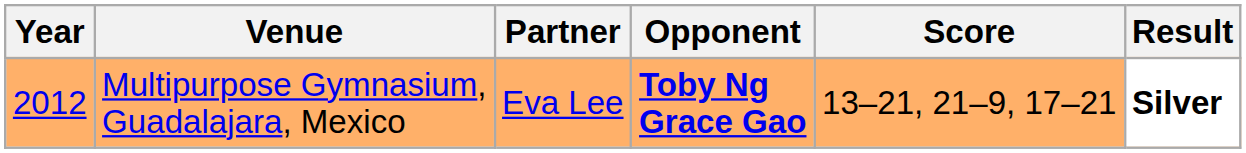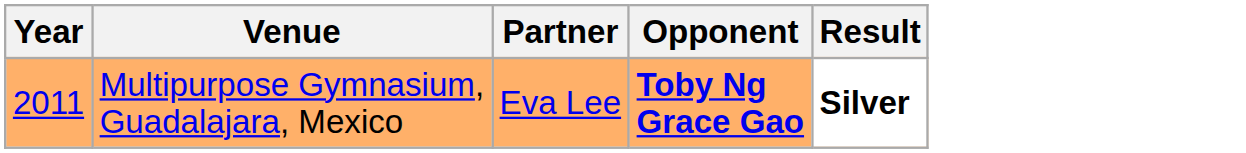- column: (969, 32)
(50, 102) 2012 -> (49, 102) 2011
